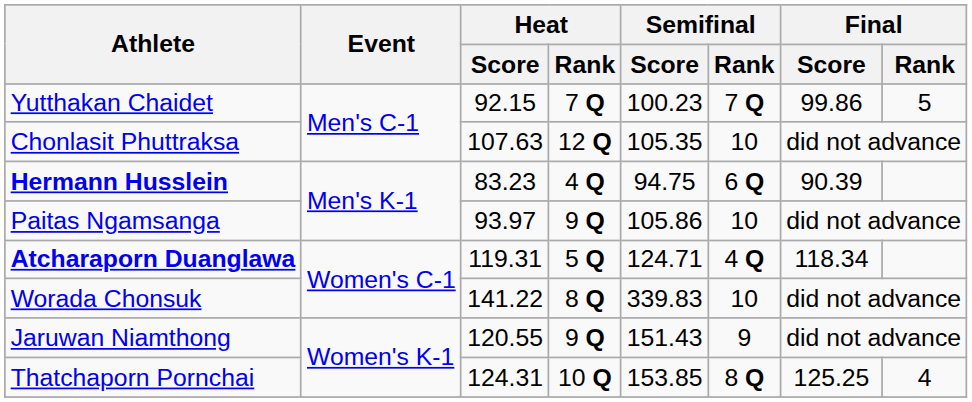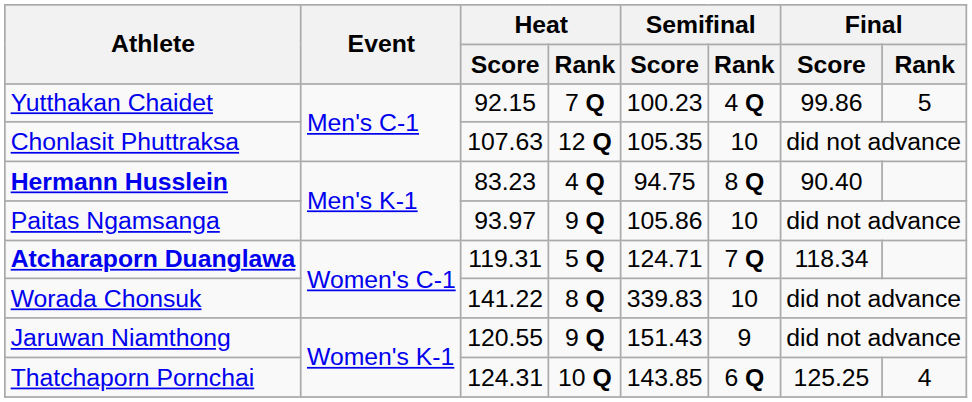(744, 103) 7 Q -> (744, 103) 4 Q
(744, 181) 6 Q -> (744, 181) 8 Q
(831, 181) 90.39 -> (831, 181) 90.40
(744, 260) 4 Q -> (744, 260) 7 Q
(665, 377) 153.85 -> (665, 377) 143.85
(744, 377) 8 Q -> (744, 377) 6 Q
